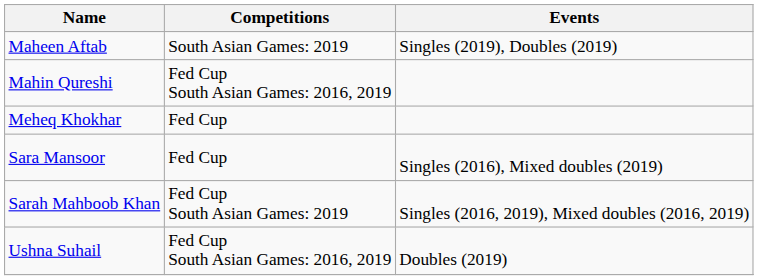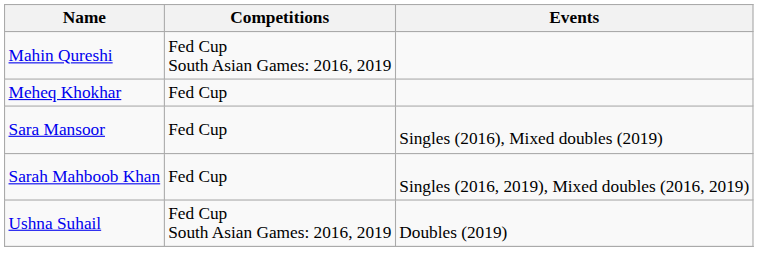- row: (58, 45)
(258, 203) Fed Cup South Asian Games: 2019 -> (198, 176) Fed Cup
